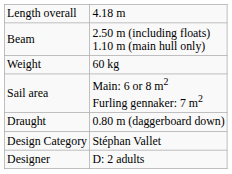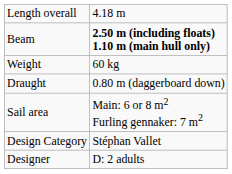(151, 39) normal -> (154, 39) bold
rows swapped: (27, 122) <-> (28, 93)
